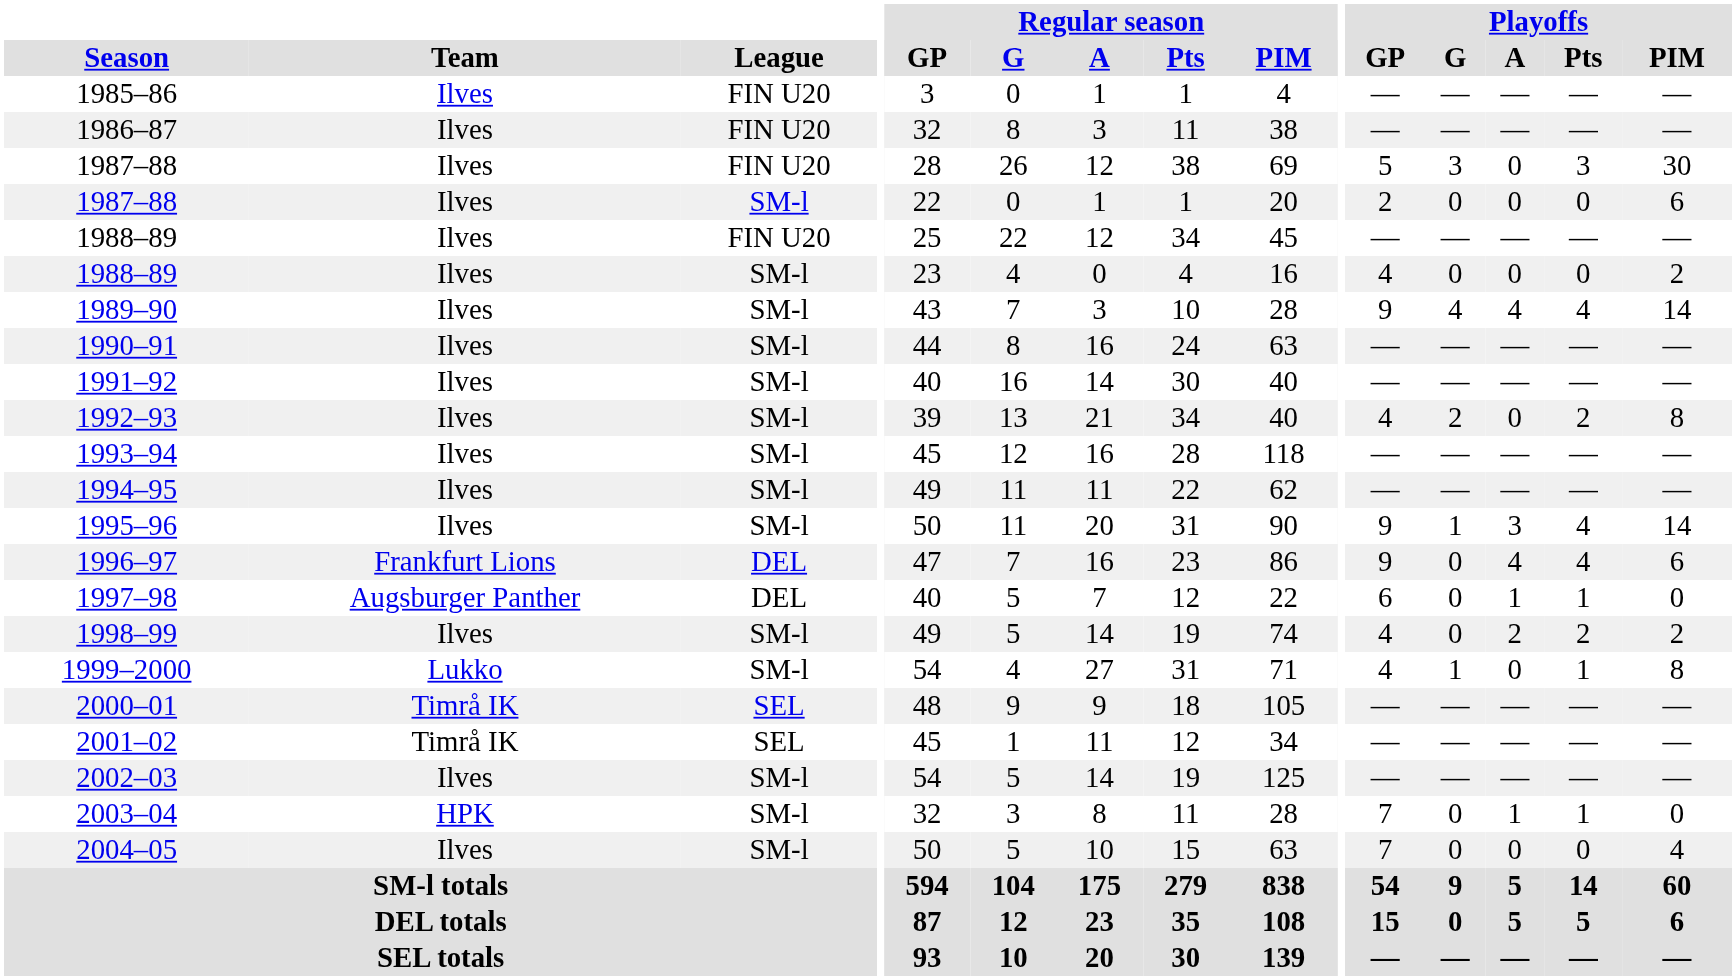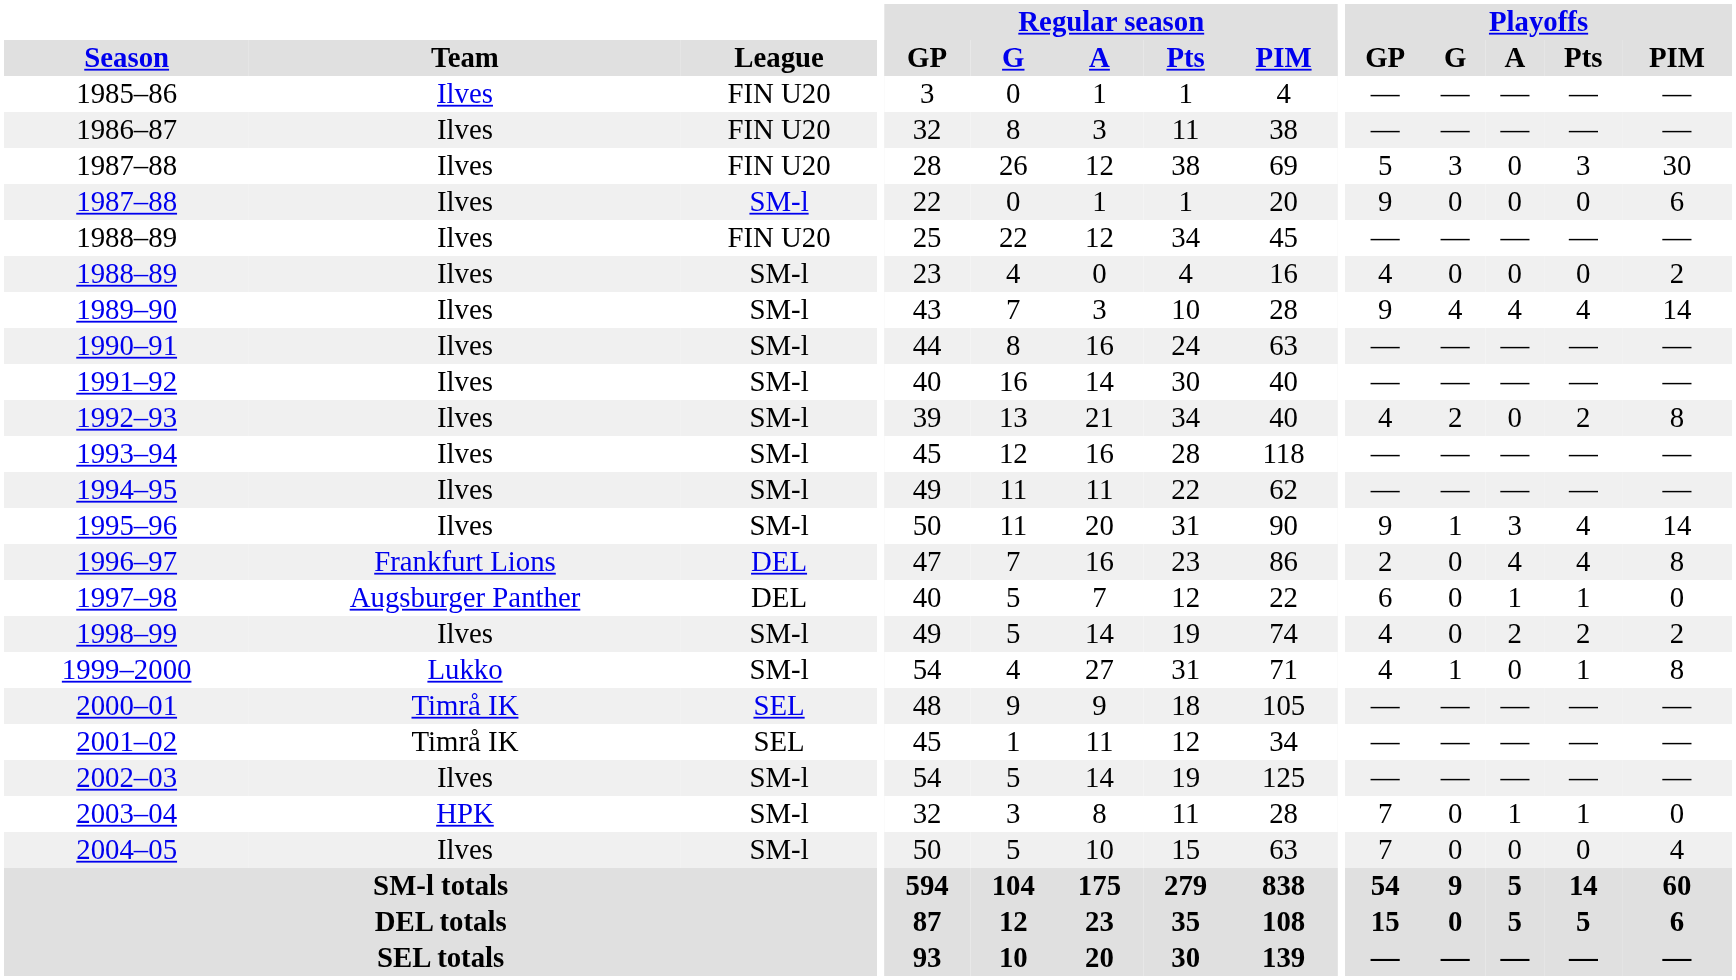(1385, 201) 2 -> (1385, 201) 9
(1385, 561) 9 -> (1385, 561) 2
(1677, 561) 6 -> (1677, 561) 8
